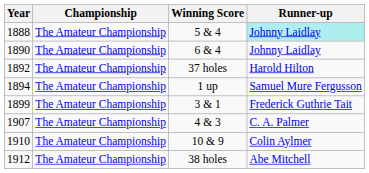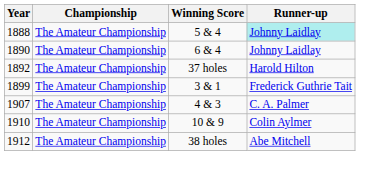- row: (19, 86)
